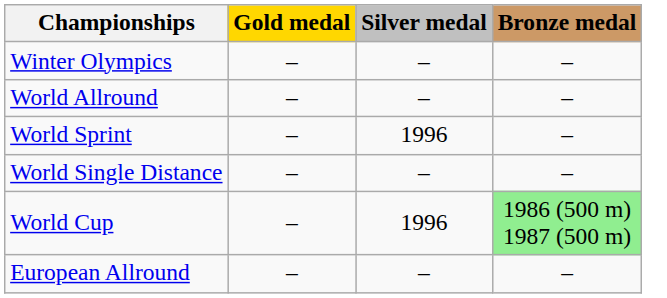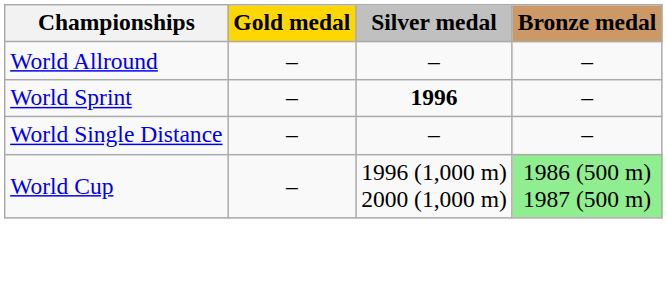- row: (91, 60)
(424, 135) normal -> (434, 97) bold
(424, 222) 1996 -> (434, 185) 1996 (1,000 m) 2000 (1,000 m)
- row: (100, 273)
